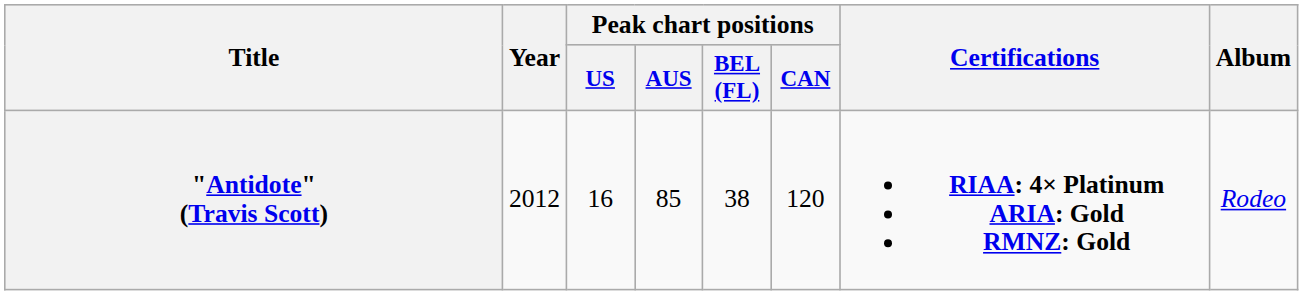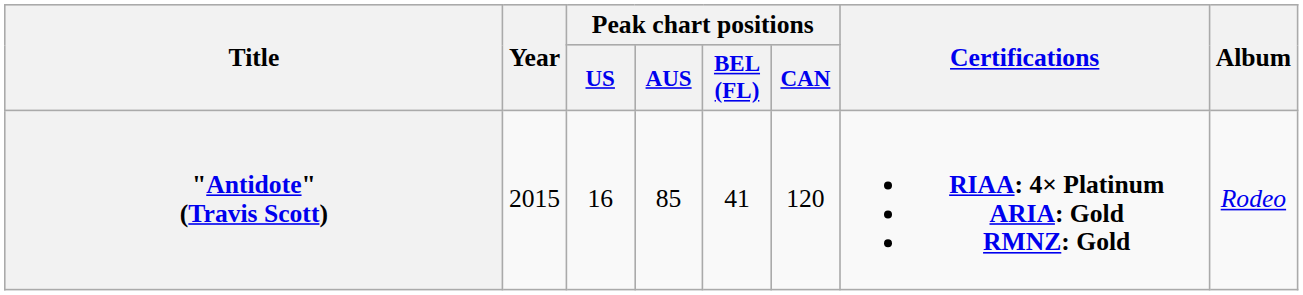(535, 199) 2012 -> (535, 199) 2015
(737, 199) 38 -> (737, 199) 41
